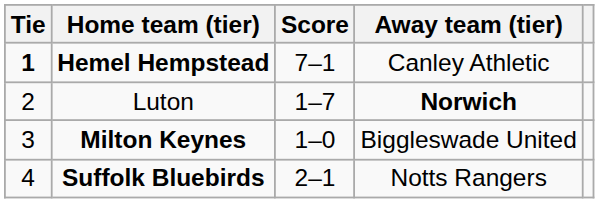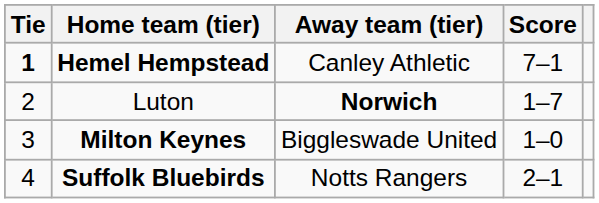columns swapped: (315, 24) <-> (469, 24)
